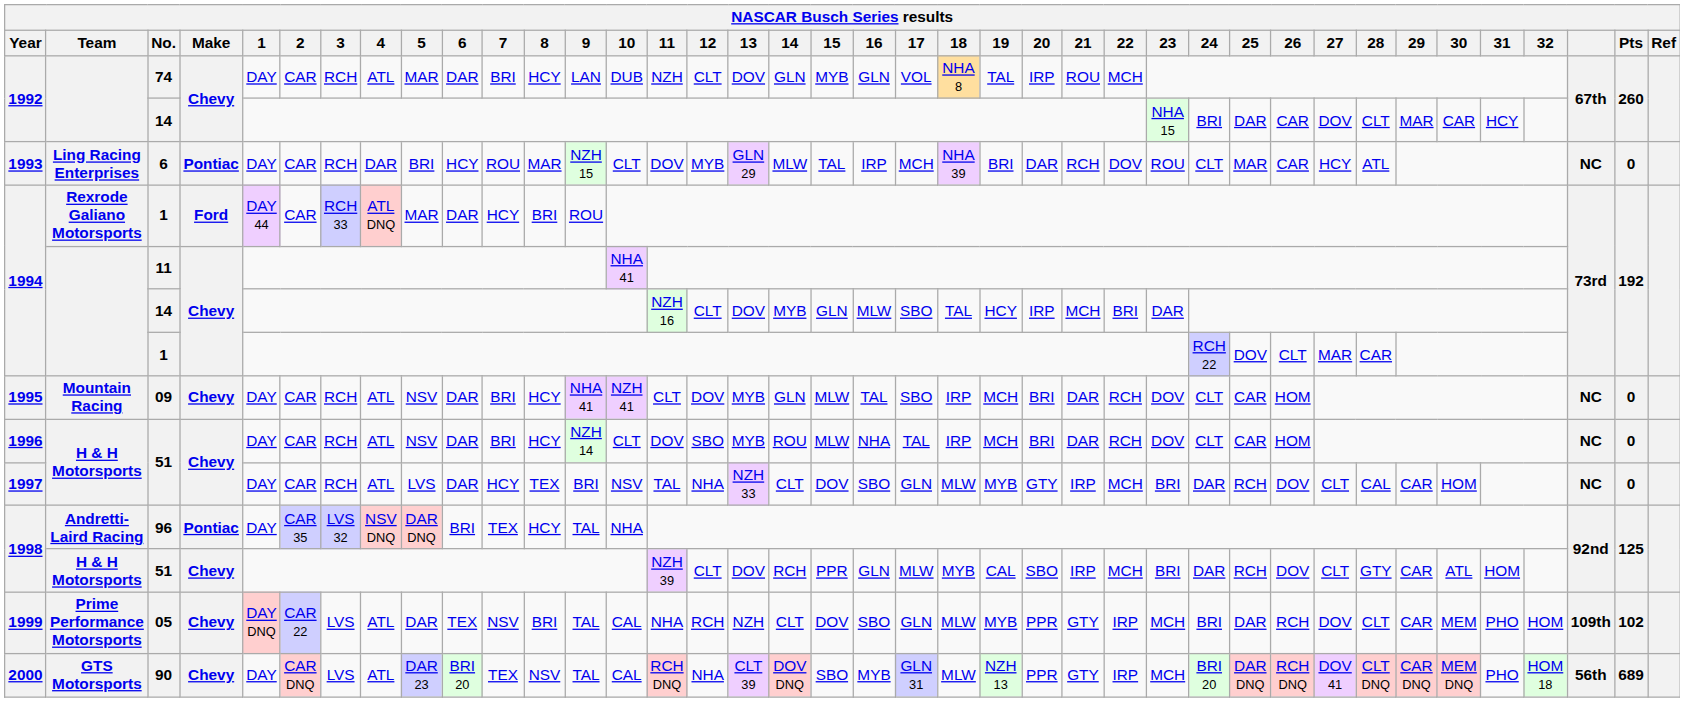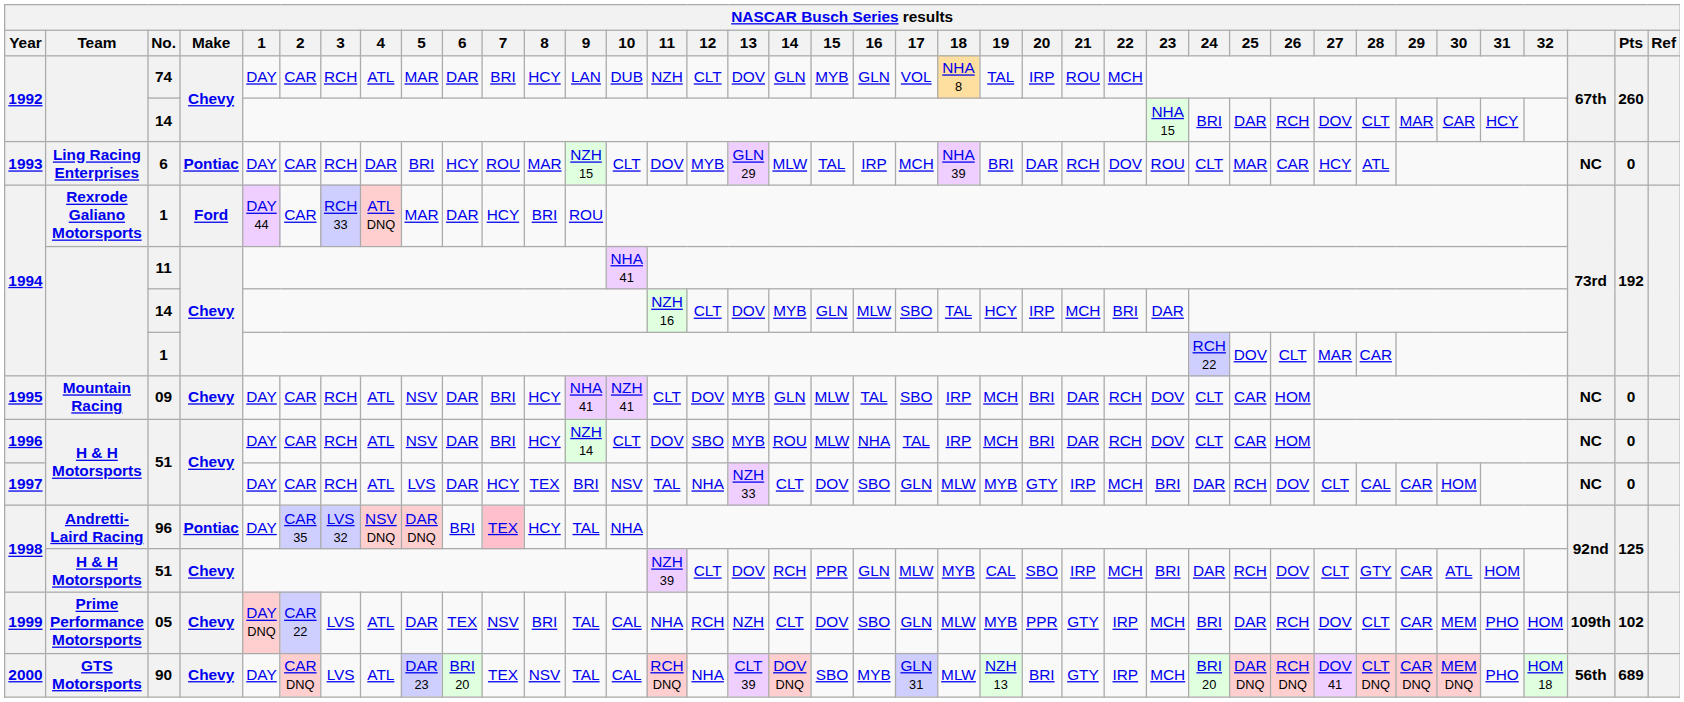(1293, 120) CAR -> (1293, 120) RCH
(503, 527) no background -> (503, 527) pink background
(1042, 675) PPR -> (1042, 675) BRI
